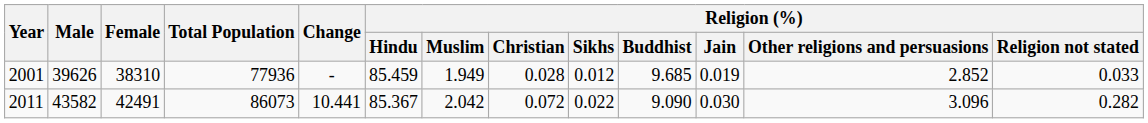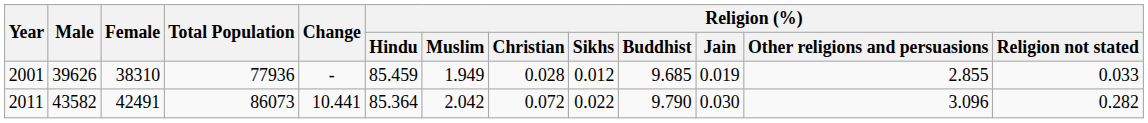(969, 74) 2.852 -> (969, 74) 2.855
(394, 103) 85.367 -> (394, 103) 85.364
(672, 103) 9.090 -> (672, 103) 9.790
